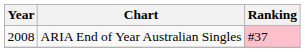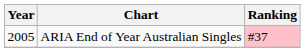(21, 36) 2008 -> (21, 36) 2005
